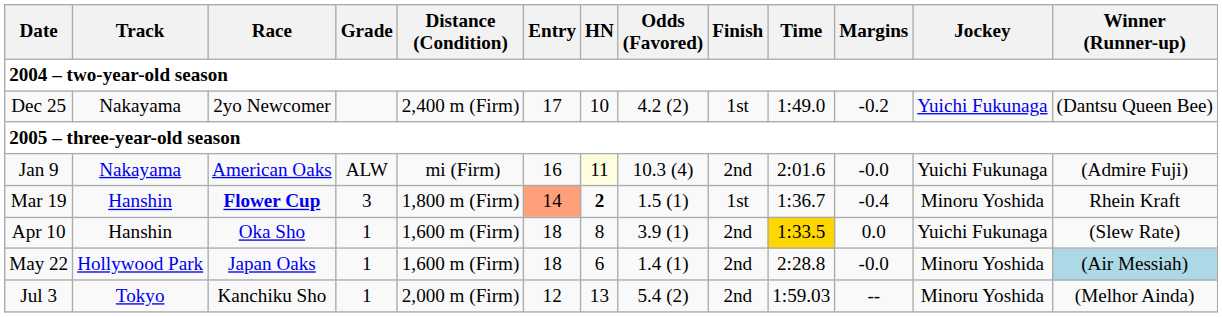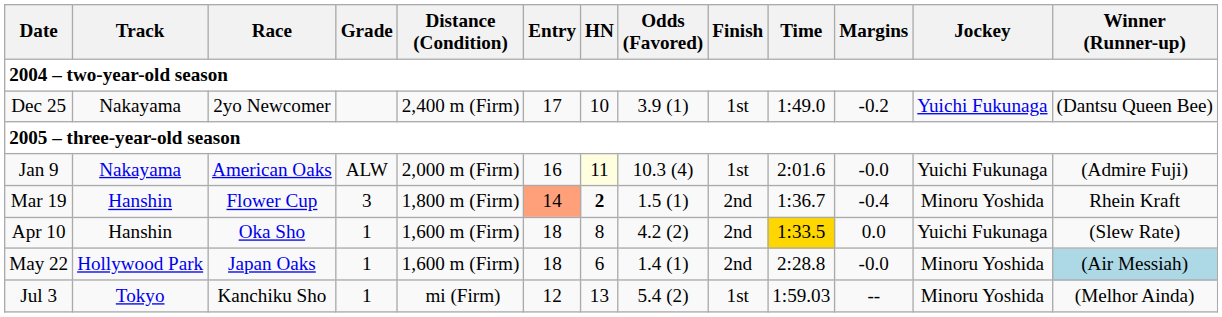(663, 106) 4.2 (2) -> (663, 106) 3.9 (1)
(461, 169) mi (Firm) -> (461, 169) 2,000 m (Firm)
(738, 169) 2nd -> (738, 169) 1st
(272, 201) bold -> (272, 201) normal
(738, 201) 1st -> (738, 201) 2nd
(663, 232) 3.9 (1) -> (663, 232) 4.2 (2)
(461, 295) 2,000 m (Firm) -> (461, 295) mi (Firm)
(738, 295) 2nd -> (738, 295) 1st
